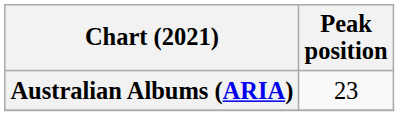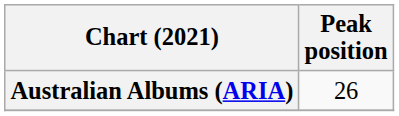(346, 90) 23 -> (346, 90) 26
